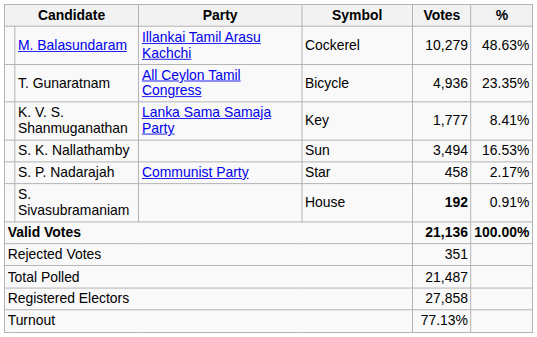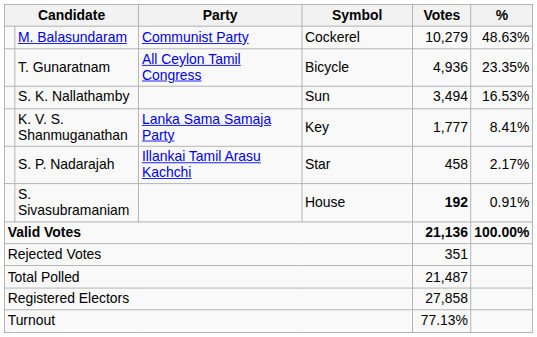(201, 45) Illankai Tamil Arasu Kachchi -> (195, 37) Communist Party
rows swapped: (74, 150) <-> (73, 120)
(195, 172) Communist Party -> (201, 165) Illankai Tamil Arasu Kachchi
